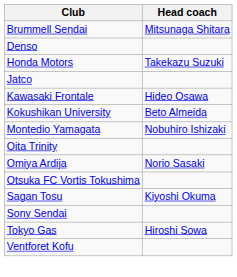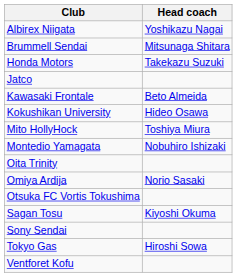+ row: (41, 29)
- row: (22, 46)
(176, 96) Hideo Osawa -> (176, 96) Beto Almeida
(176, 113) Beto Almeida -> (176, 113) Hideo Osawa
+ row: (42, 130)
